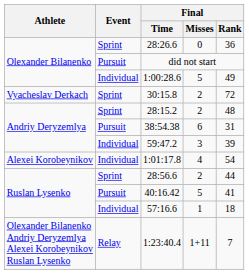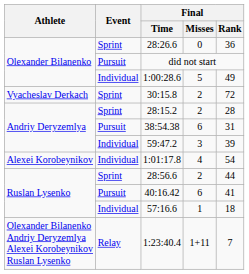(230, 111) 48 -> (230, 111) 28
(200, 193) 5 -> (200, 193) 6
